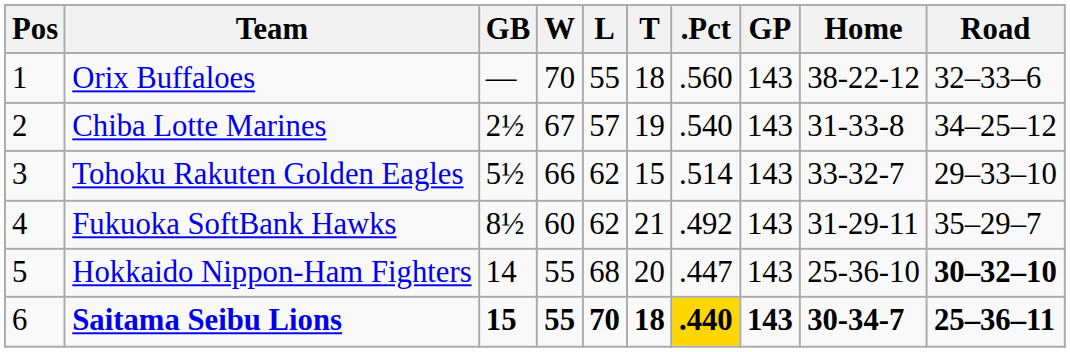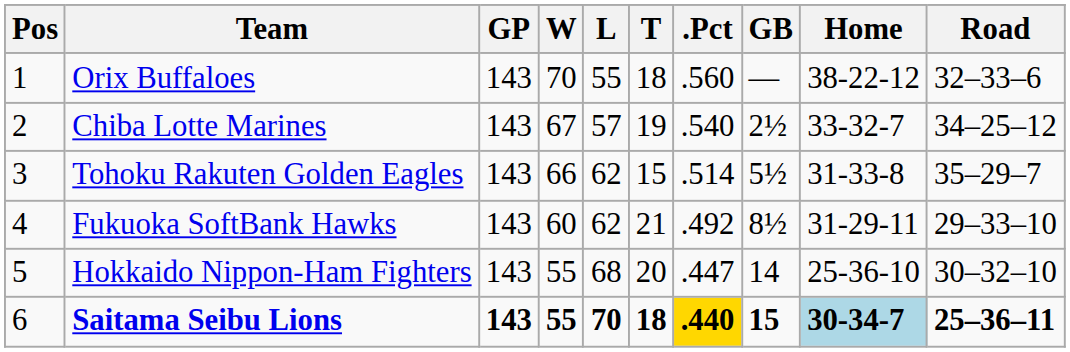columns swapped: (770, 28) <-> (508, 28)
(856, 126) 31-33-8 -> (856, 126) 33-32-7
(856, 175) 33-32-7 -> (856, 175) 31-33-8
(995, 175) 29–33–10 -> (988, 175) 35–29–7
(988, 223) 35–29–7 -> (995, 223) 29–33–10
(995, 272) bold -> (995, 272) normal
(856, 321) no background -> (856, 321) lightblue background
